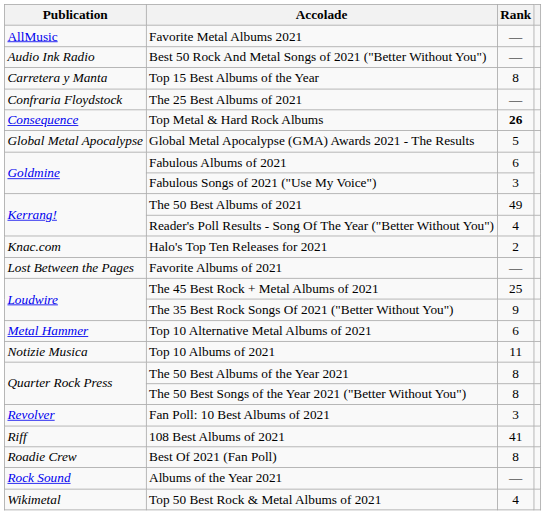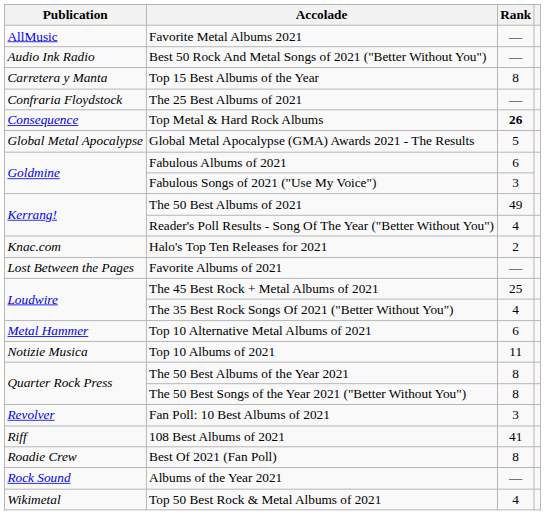(516, 309) 9 -> (516, 309) 4
